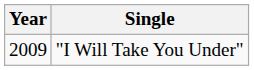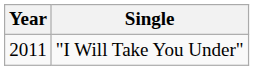(28, 49) 2009 -> (28, 49) 2011
